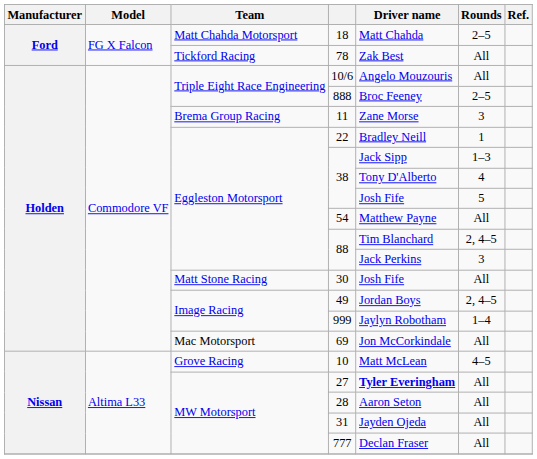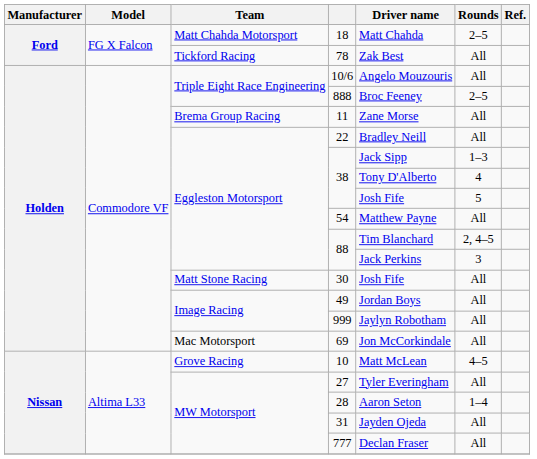(481, 116) 3 -> (478, 116) All
(481, 136) 1 -> (478, 136) All
(481, 300) 2, 4–5 -> (478, 300) All
(481, 320) 1–4 -> (478, 320) All
(407, 381) bold -> (404, 381) normal
(481, 402) All -> (478, 402) 1–4
